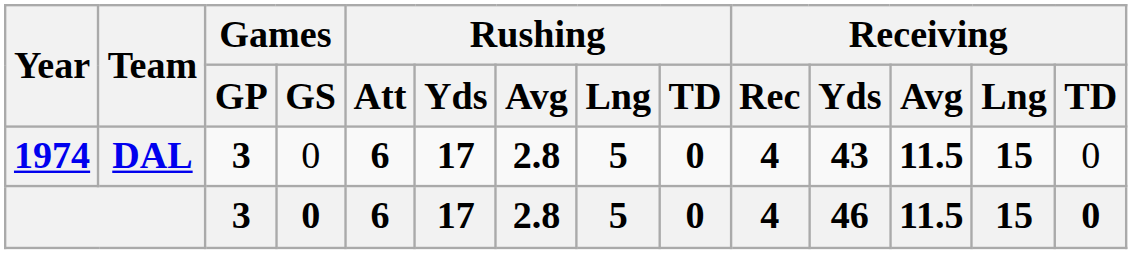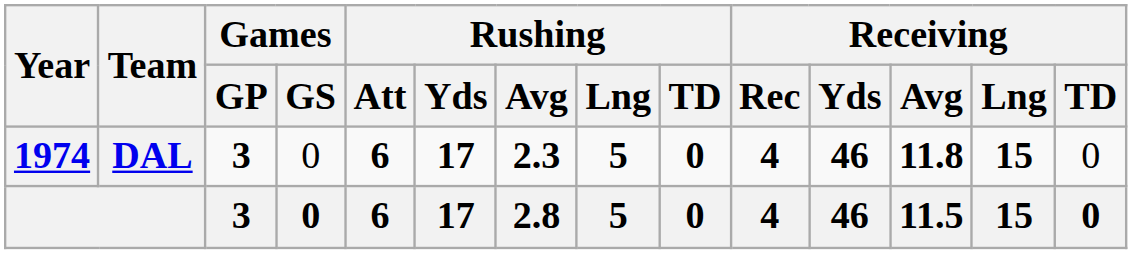(536, 155) 2.8 -> (536, 155) 2.3
(850, 155) 43 -> (850, 155) 46
(931, 155) 11.5 -> (931, 155) 11.8
